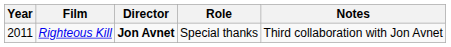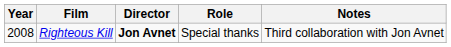(20, 33) 2011 -> (20, 33) 2008
